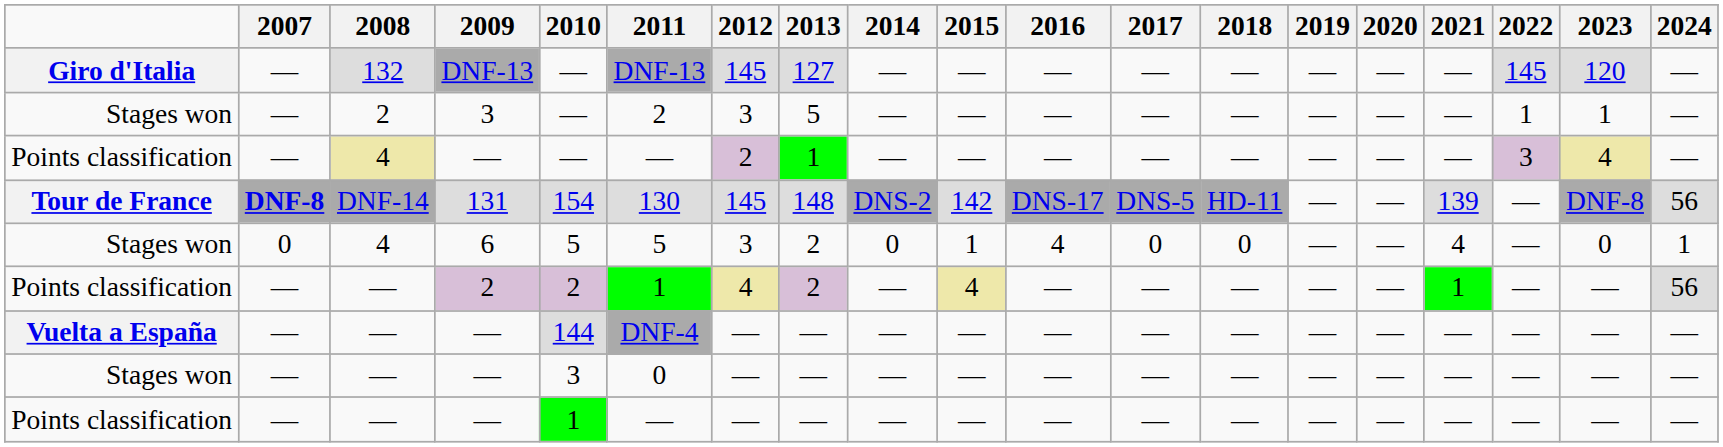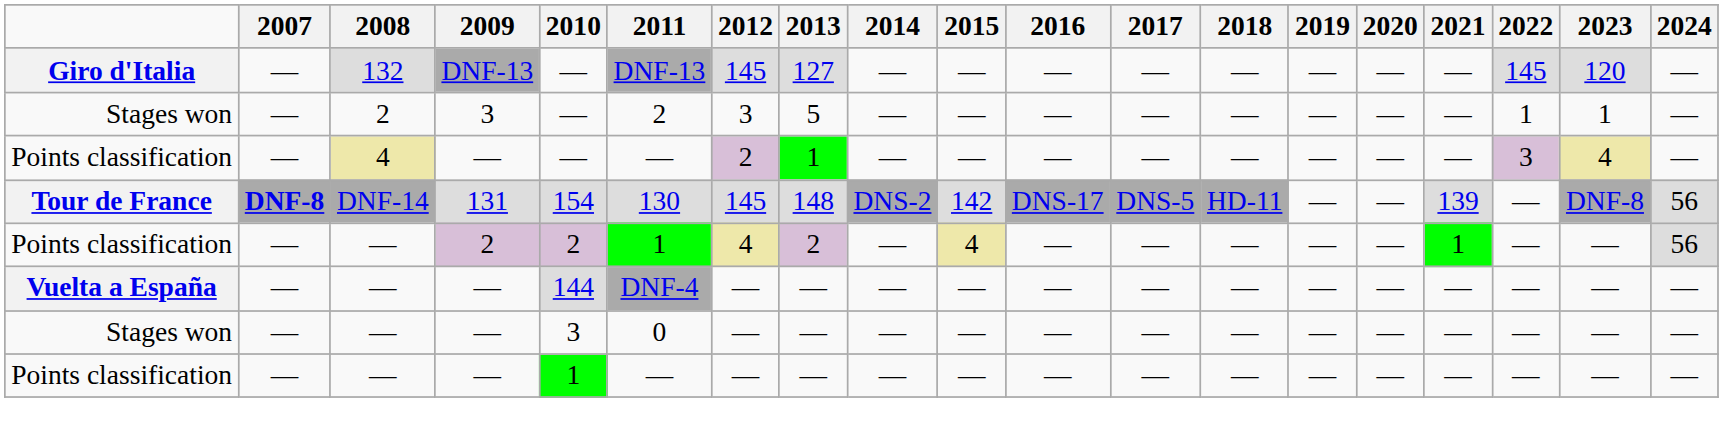- row: (169, 244)
